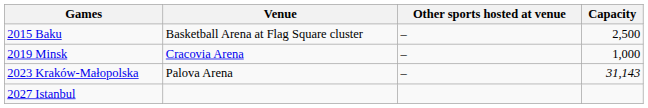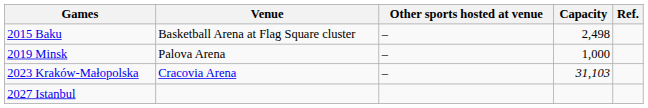+ column: (628, 14)
(626, 34) 2,500 -> (596, 34) 2,498
(205, 53) Cracovia Arena -> (192, 53) Palova Arena
(199, 73) Palova Arena -> (197, 73) Cracovia Arena
(623, 73) 31,143 -> (593, 73) 31,103
